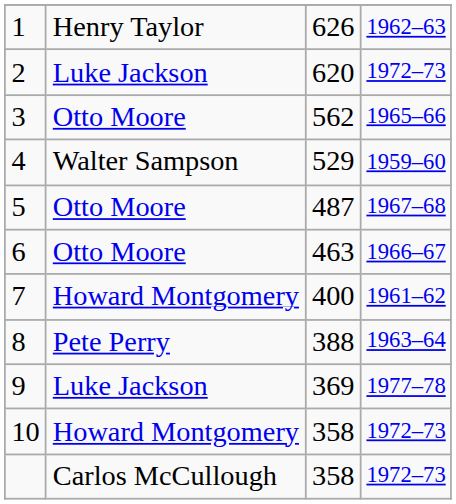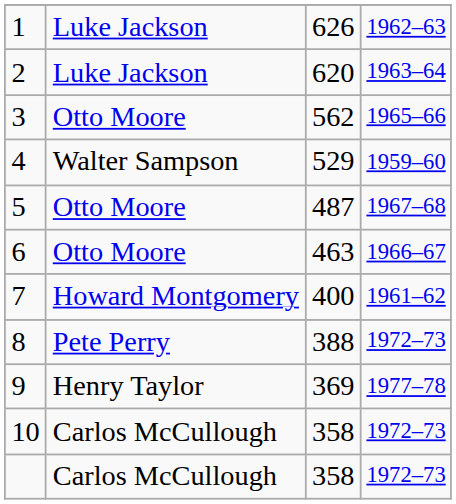(128, 26) Henry Taylor -> (130, 26) Luke Jackson
(406, 71) 1972–73 -> (406, 71) 1963–64
(406, 341) 1963–64 -> (406, 341) 1972–73
(130, 386) Luke Jackson -> (128, 386) Henry Taylor
(176, 431) Howard Montgomery -> (165, 431) Carlos McCullough
